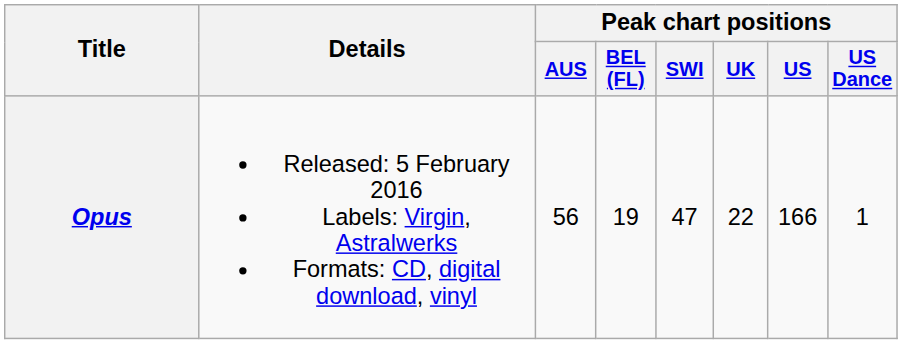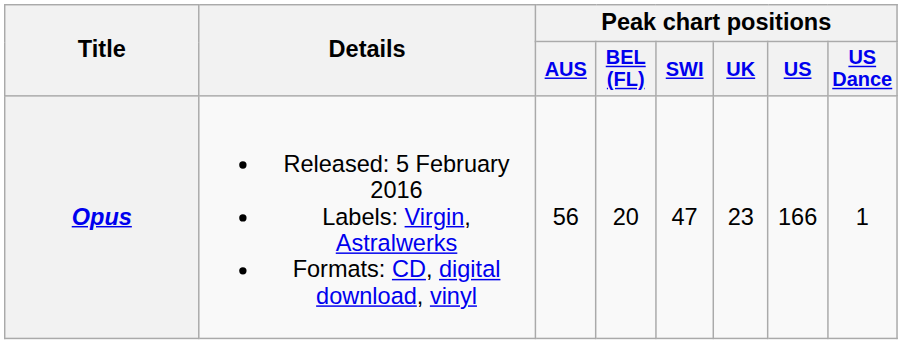(626, 216) 19 -> (626, 216) 20
(741, 216) 22 -> (741, 216) 23
